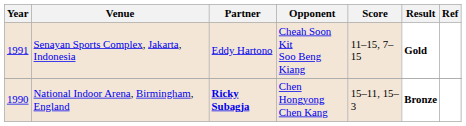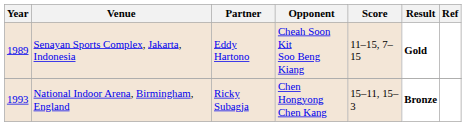(18, 50) 1991 -> (18, 50) 1989
(18, 100) 1990 -> (18, 100) 1993
(231, 100) bold -> (231, 100) normal
